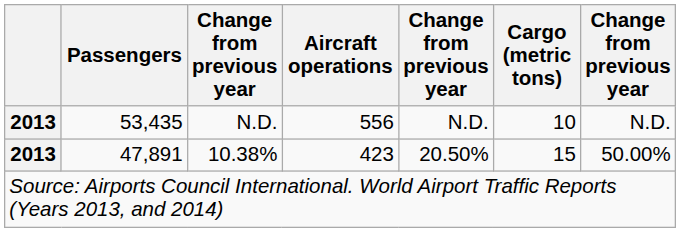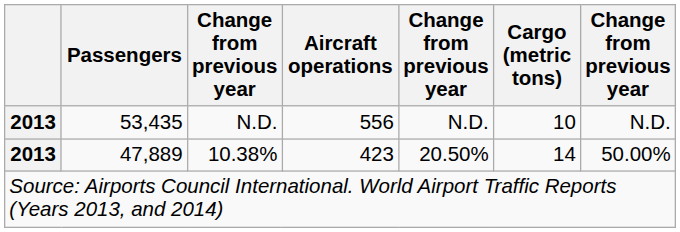(151, 154) 47,891 -> (151, 154) 47,889
(564, 154) 15 -> (564, 154) 14
